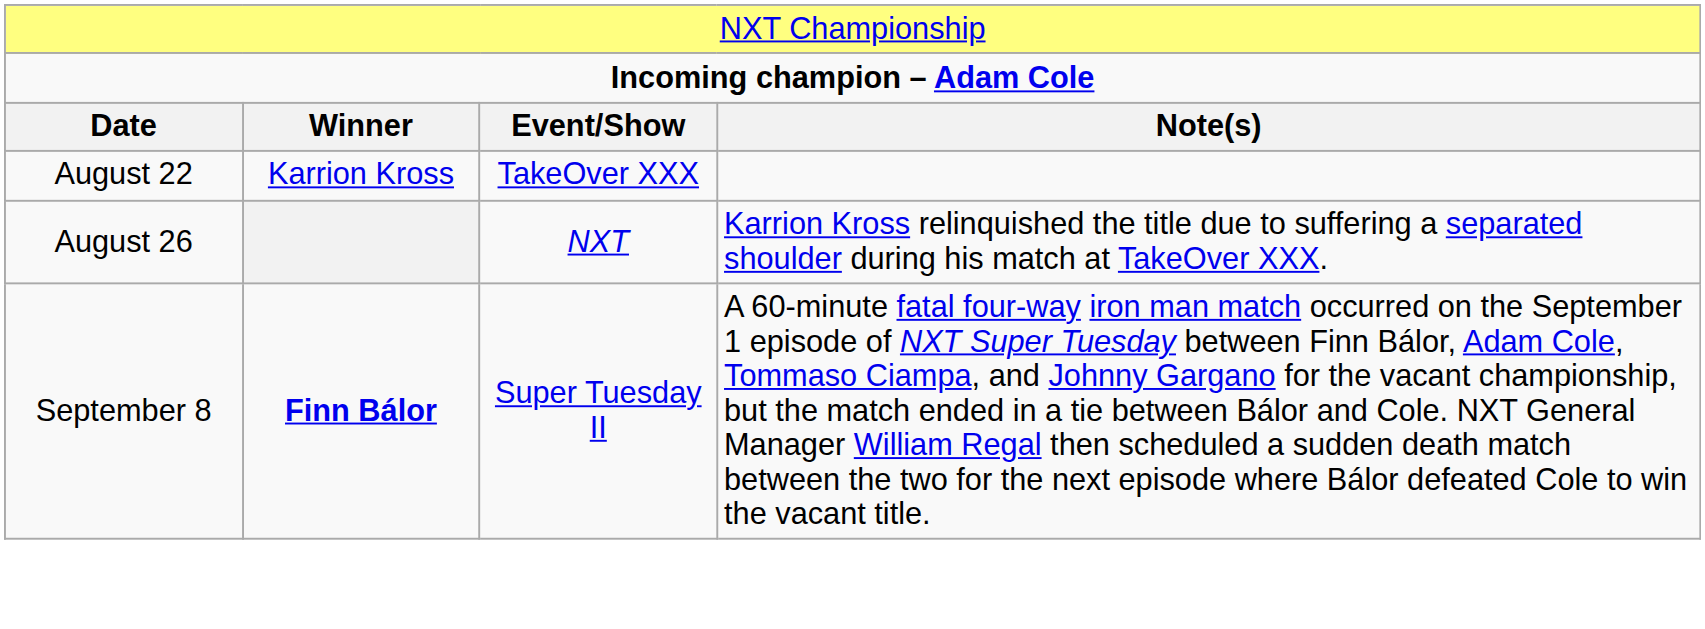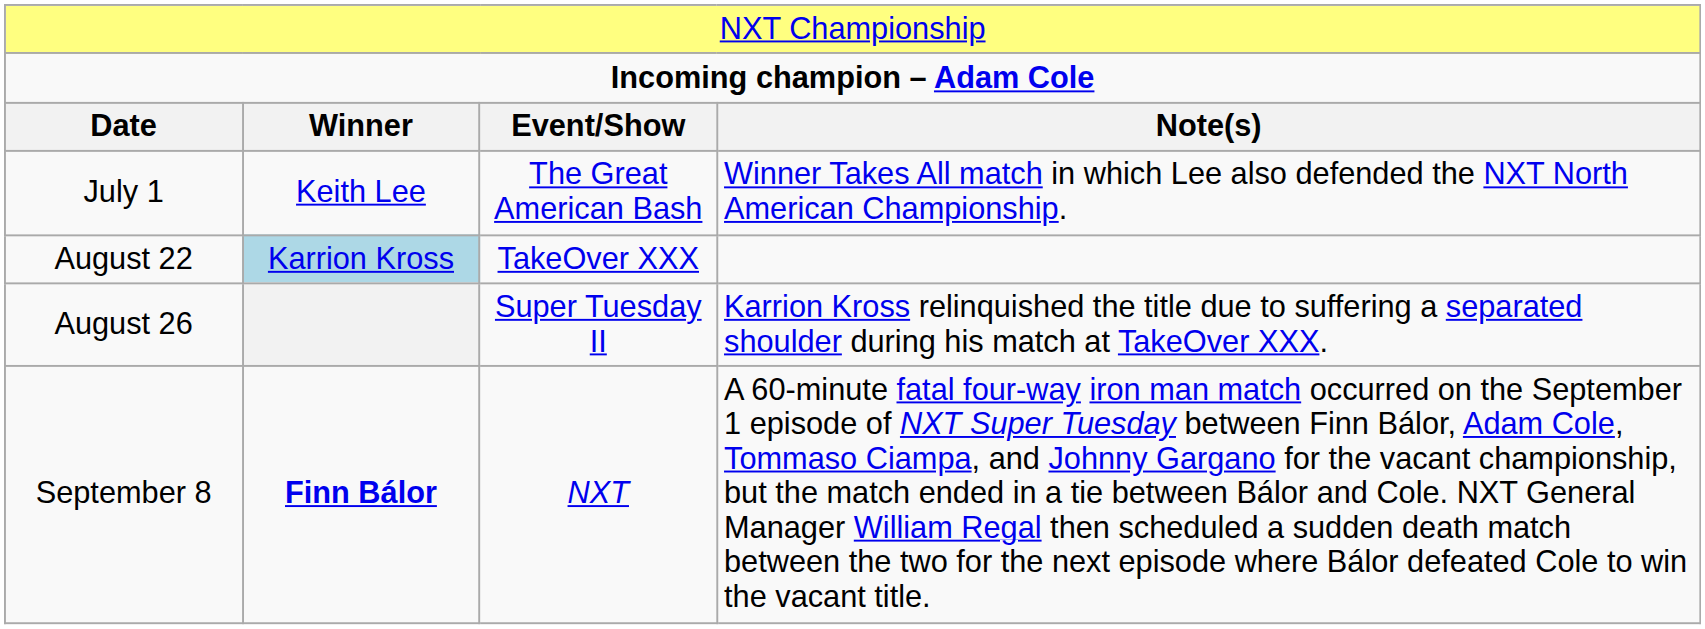+ row: (124, 192)
(361, 175) no background -> (361, 258) lightblue background
(598, 241) NXT -> (598, 324) Super Tuesday II
(598, 410) Super Tuesday II -> (598, 493) NXT
